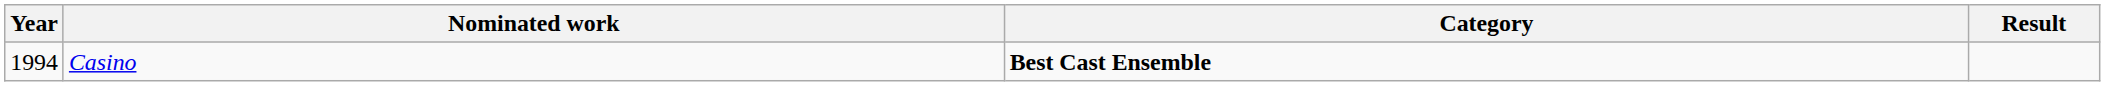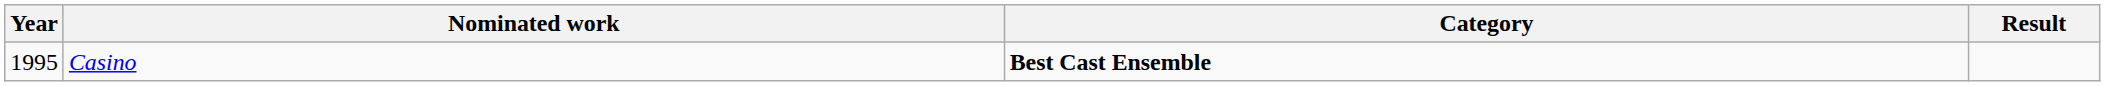(34, 61) 1994 -> (34, 61) 1995
